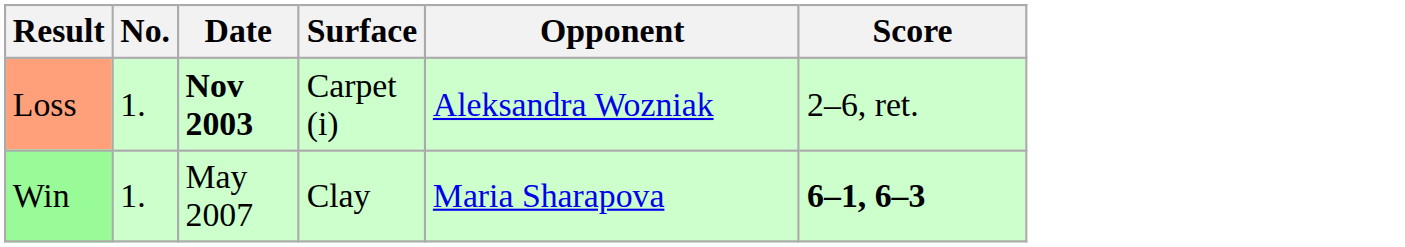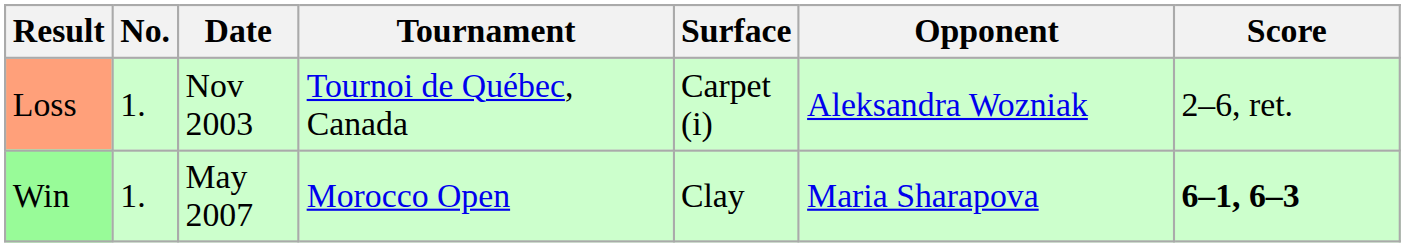+ column: (486, 31)
(219, 103) bold -> (219, 103) normal
